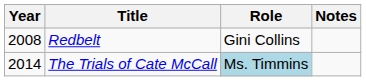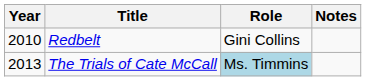(25, 40) 2008 -> (25, 40) 2010
(25, 64) 2014 -> (25, 64) 2013
